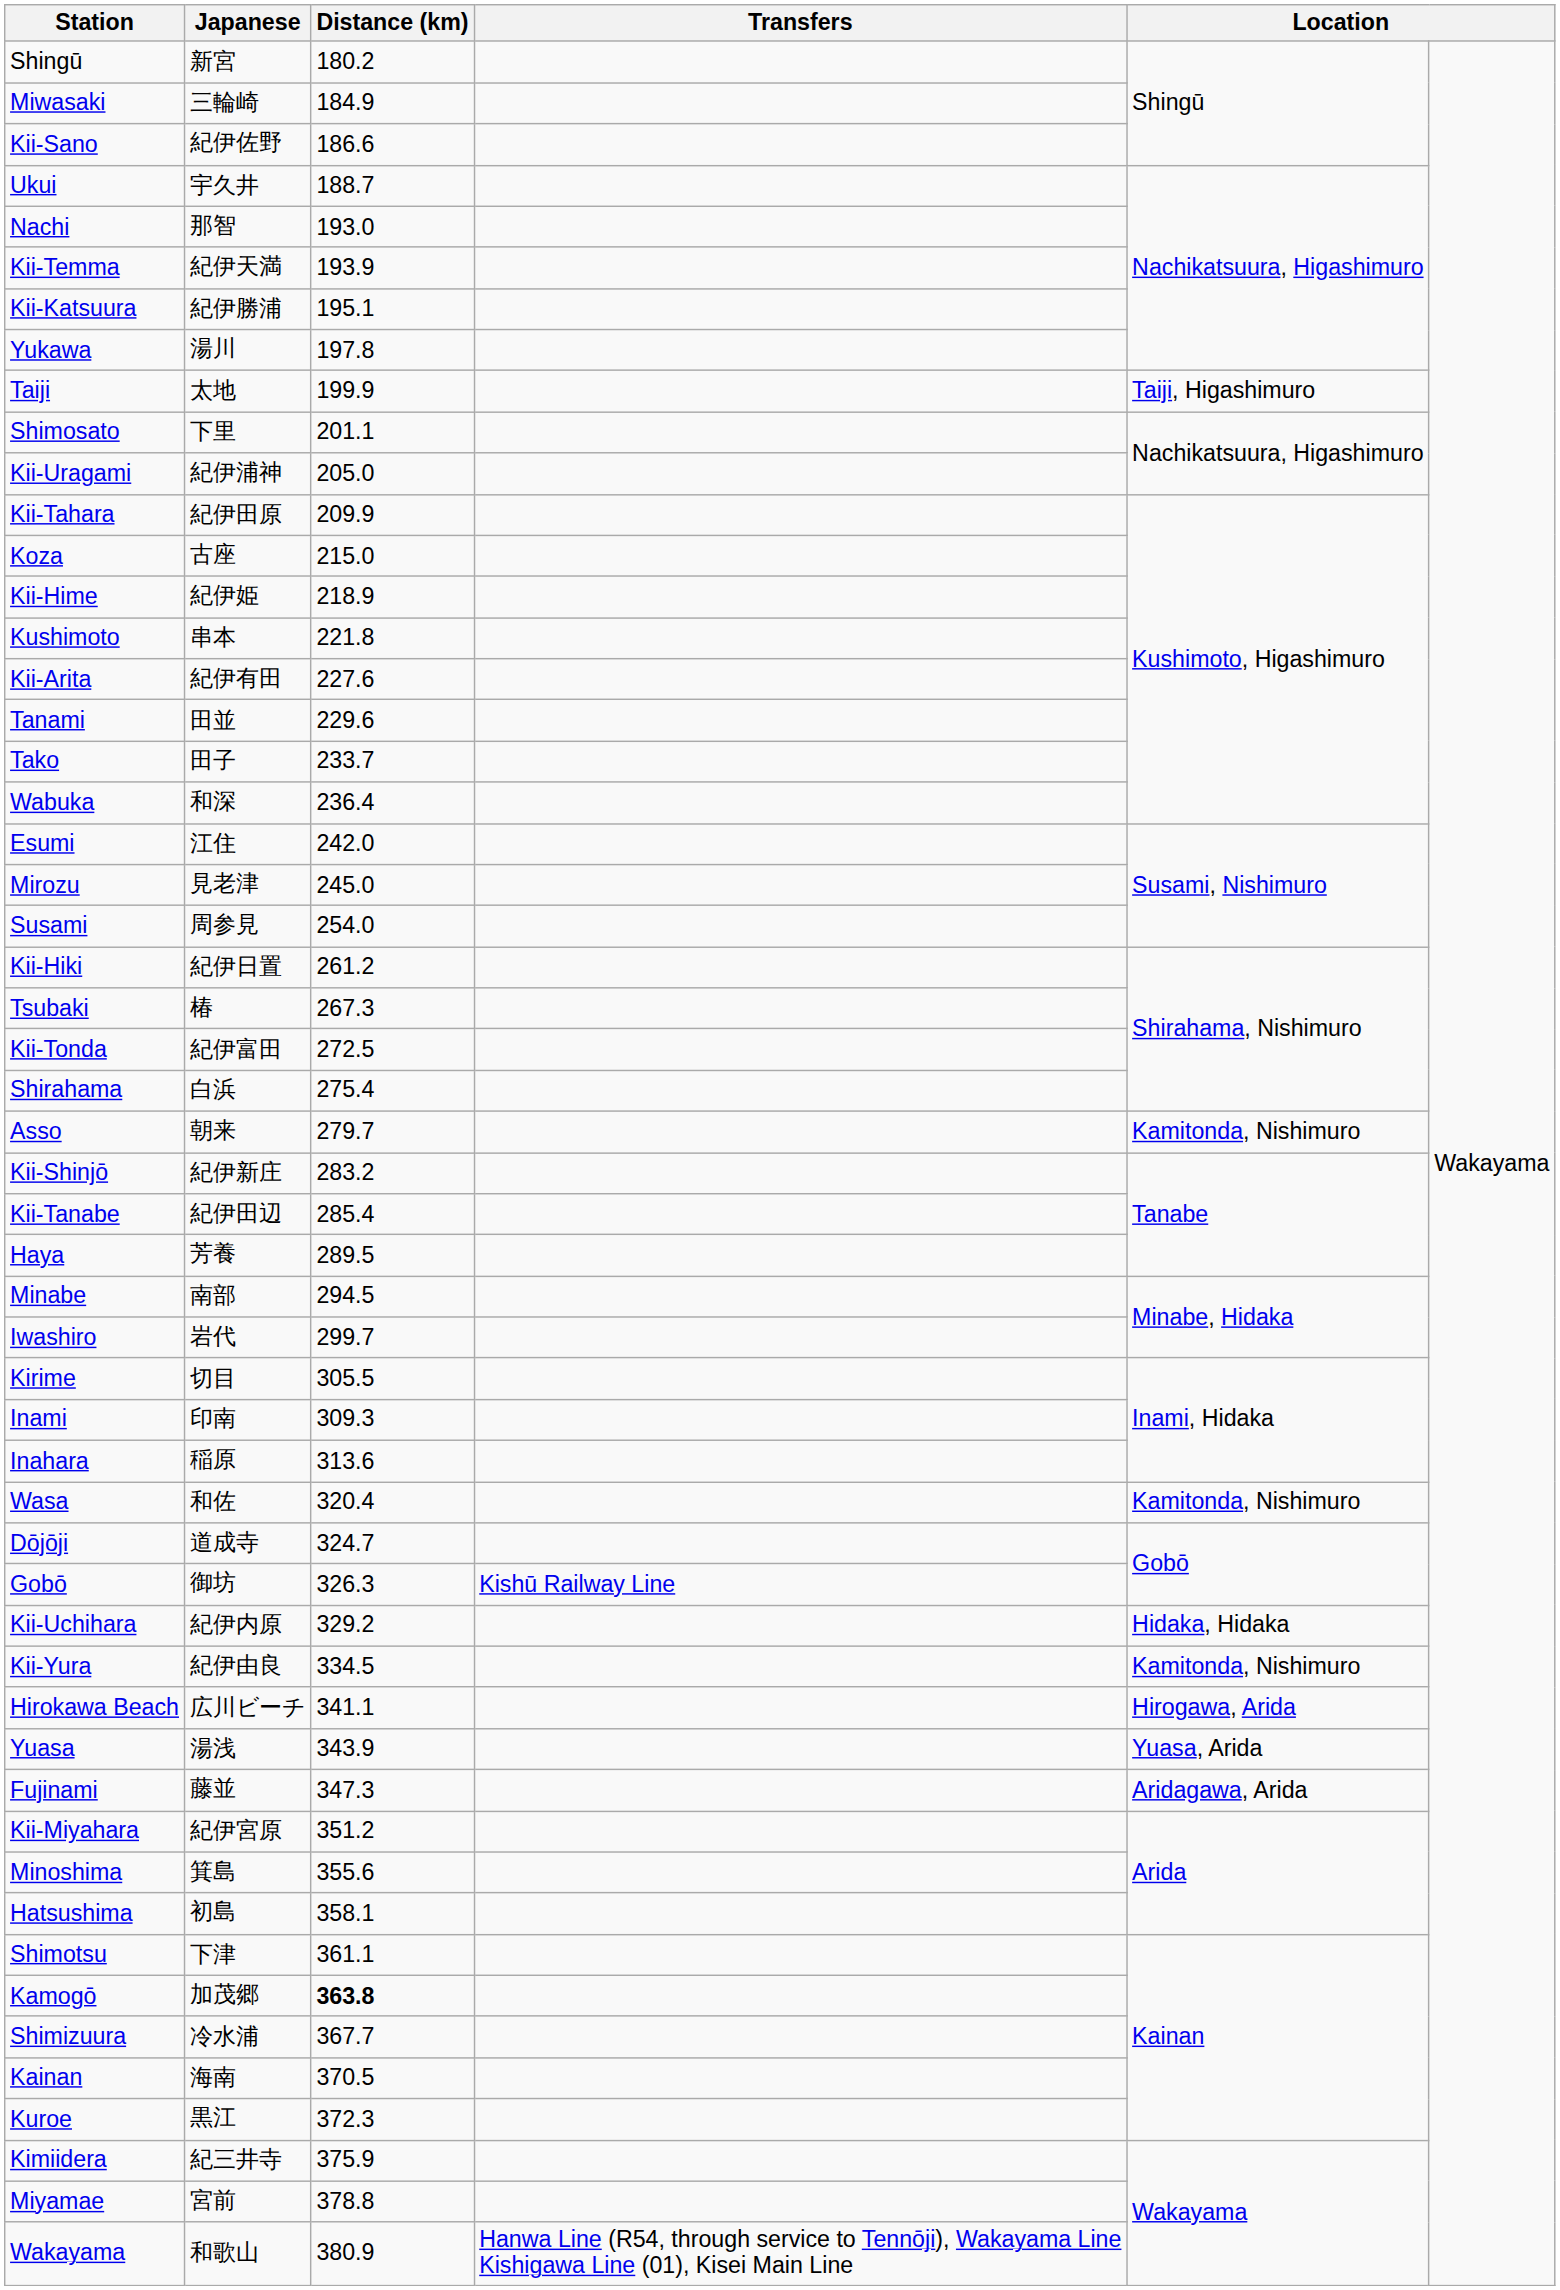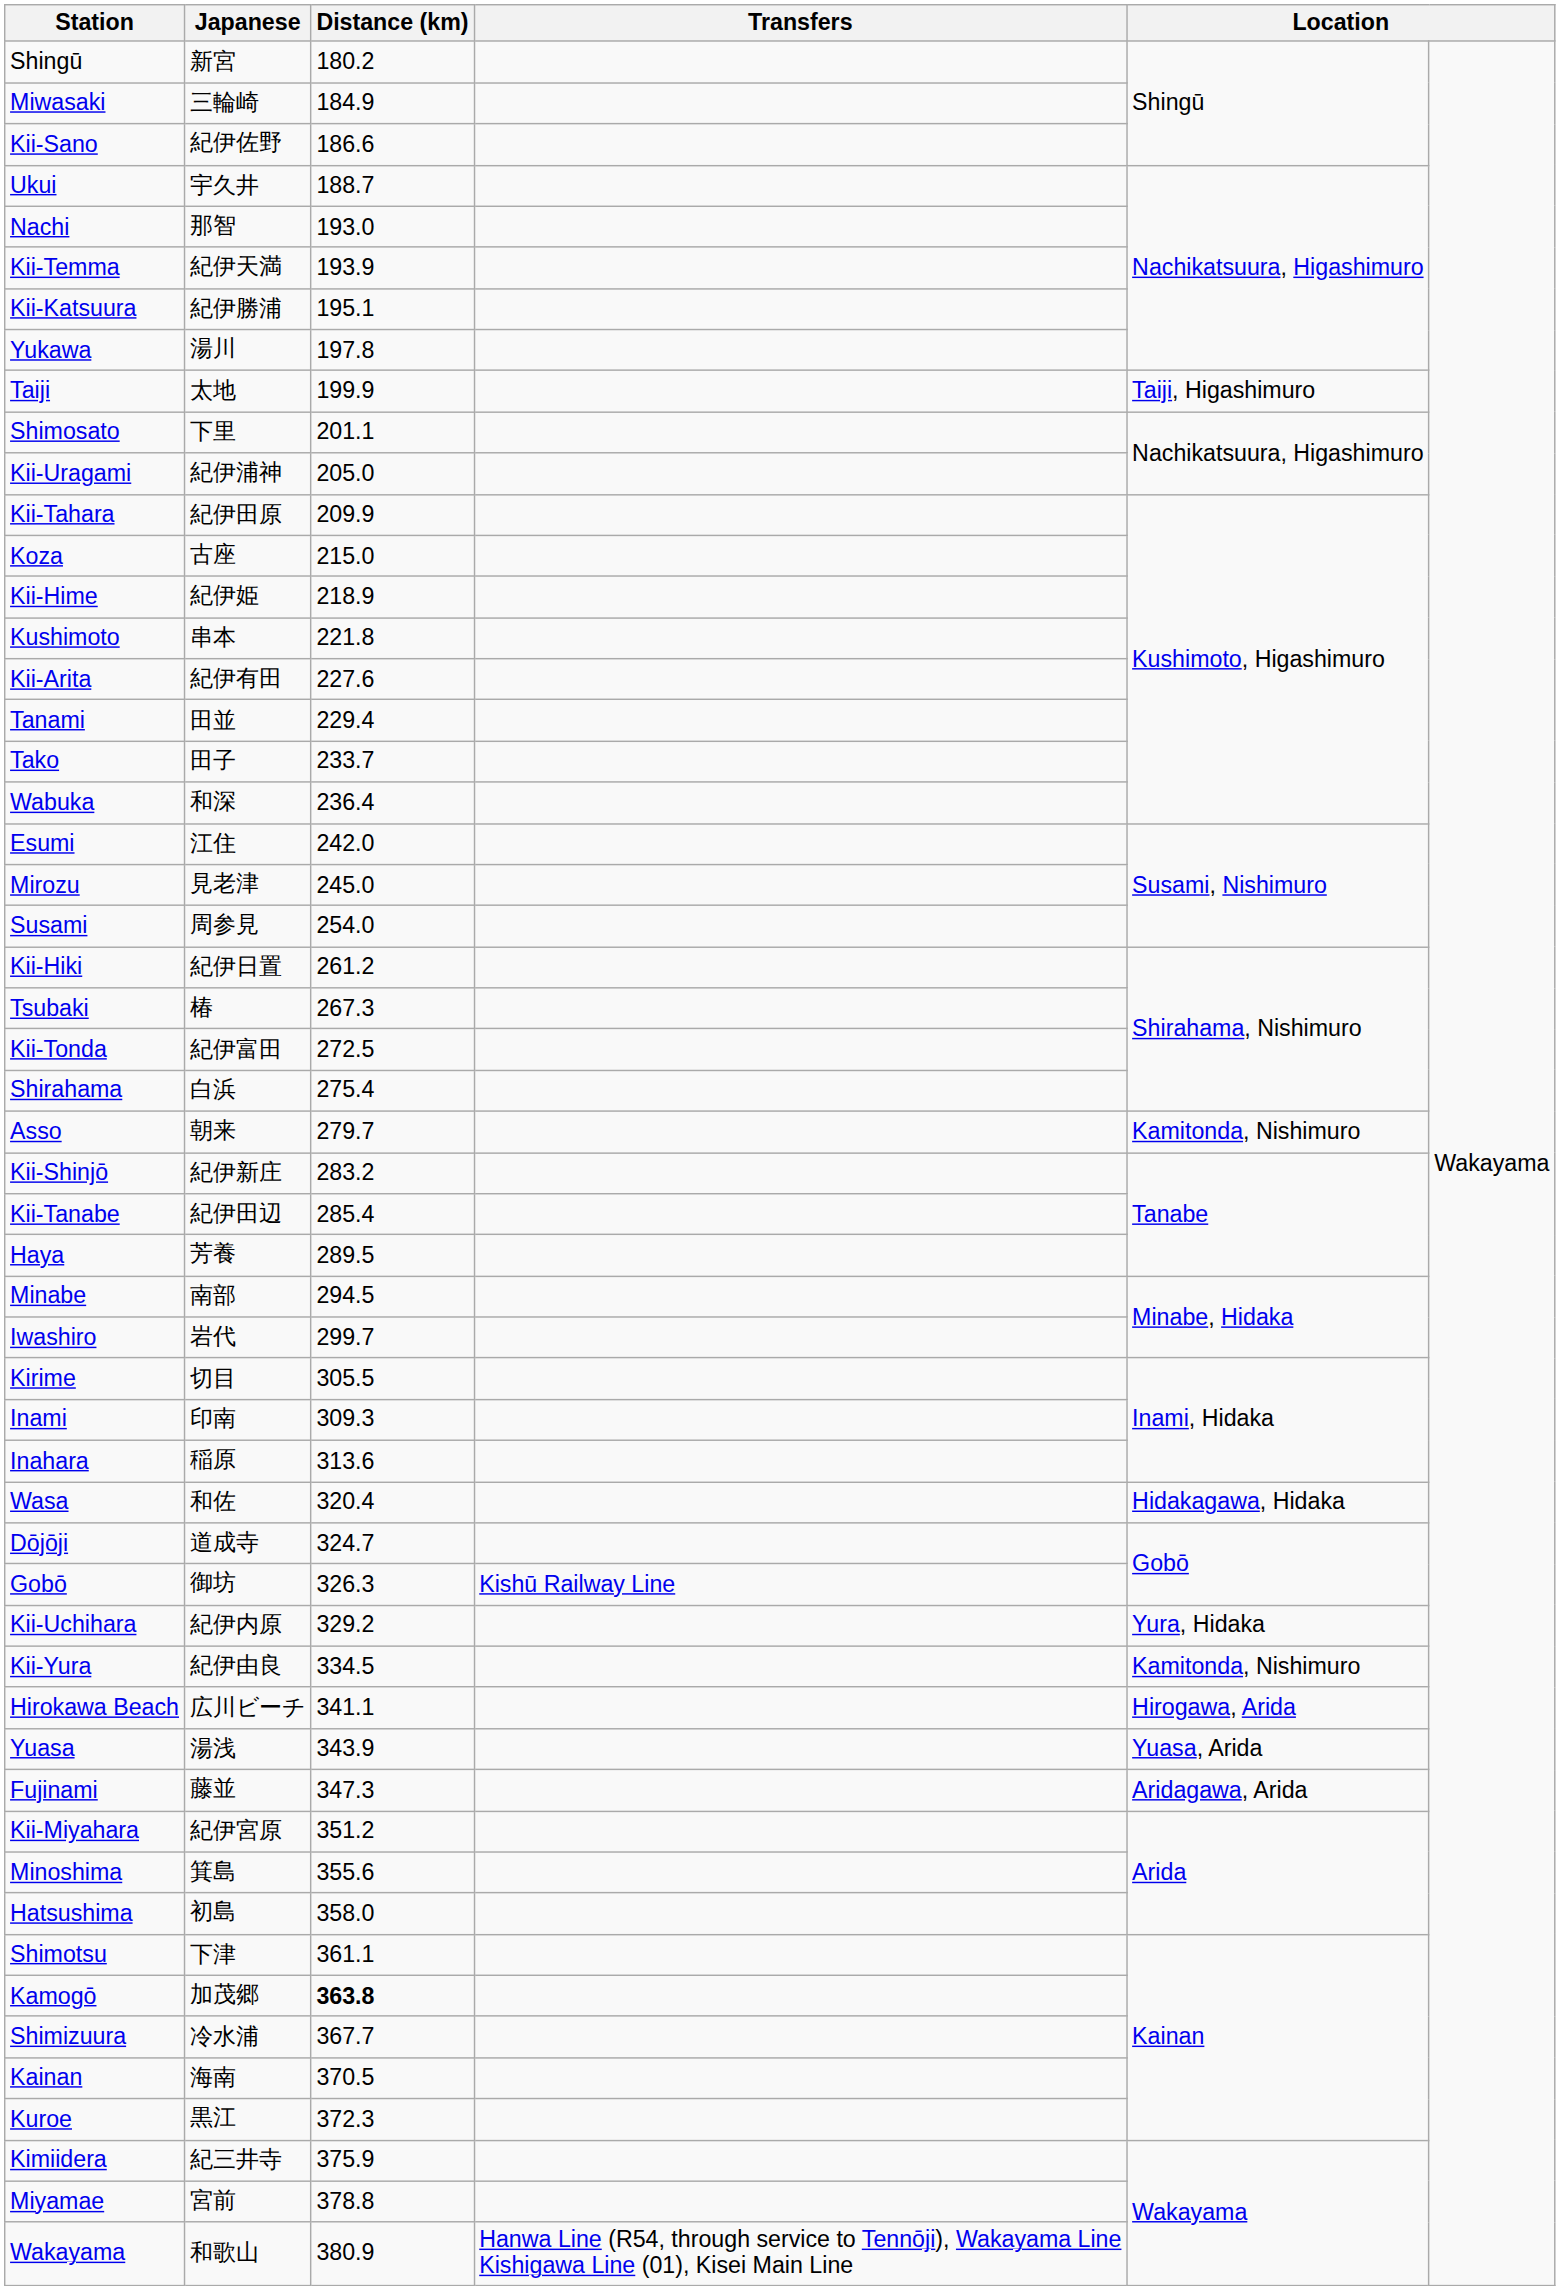(345, 720) 229.6 -> (345, 720) 229.4
(1246, 1501) Kamitonda, Nishimuro -> (1239, 1501) Hidakagawa, Hidaka
(1211, 1625) Hidaka, Hidaka -> (1199, 1625) Yura, Hidaka
(345, 1913) 358.1 -> (345, 1913) 358.0
